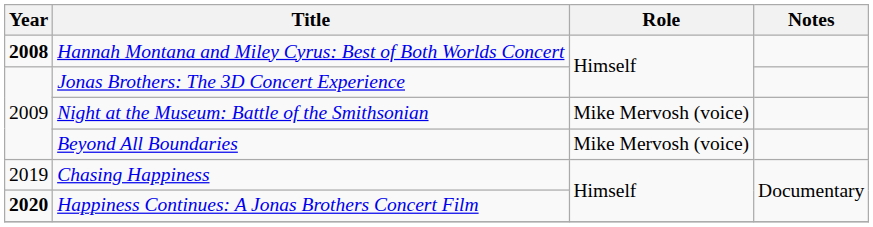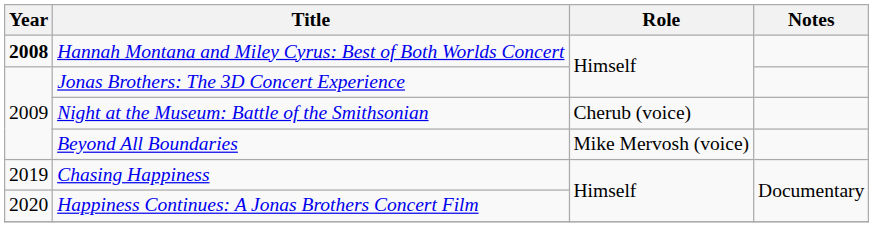(661, 112) Mike Mervosh (voice) -> (632, 112) Cherub (voice)
(29, 205) bold -> (29, 205) normal
